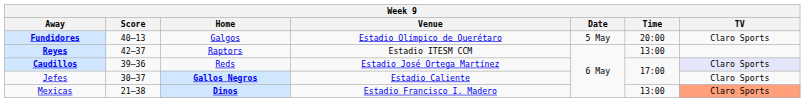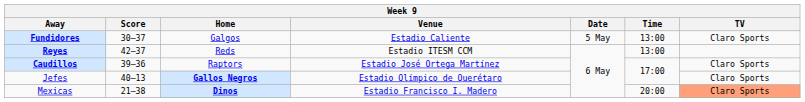(133, 38) 40–13 -> (133, 38) 30–37
(430, 38) Estadio Olímpico de Querétaro -> (430, 38) Estadio Caliente
(652, 38) 20:00 -> (652, 38) 13:00
(225, 51) Raptors -> (225, 51) Reds
(225, 64) Reds -> (225, 64) Raptors
(740, 64) lavender background -> (740, 64) no background
(133, 78) 30–37 -> (133, 78) 40–13
(430, 78) Estadio Caliente -> (430, 78) Estadio Olímpico de Querétaro
(652, 91) 13:00 -> (652, 91) 20:00
